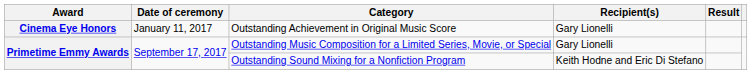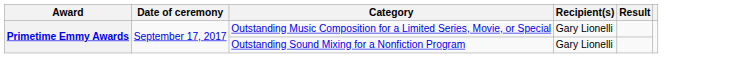- row: (344, 28)
(630, 61) Keith Hodne and Eric Di Stefano -> (584, 45) Gary Lionelli
